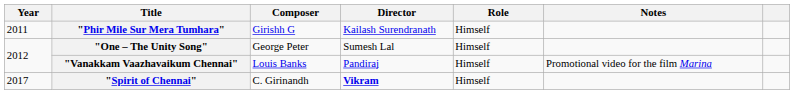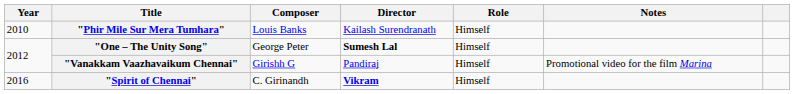(17, 30) 2011 -> (18, 30) 2010
(274, 30) Girishh G -> (279, 30) Louis Banks
(369, 47) normal -> (370, 47) bold
(279, 64) Louis Banks -> (274, 64) Girishh G
(18, 81) 2017 -> (18, 81) 2016
